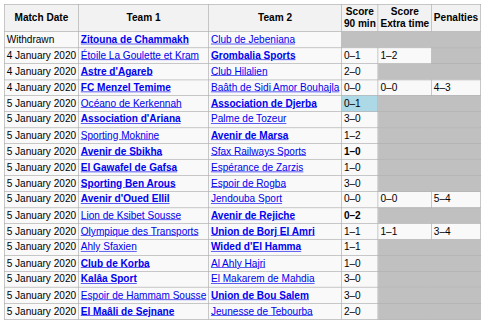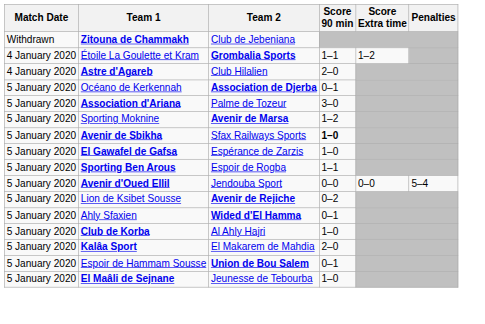(352, 55) 0–1 -> (330, 55) 1–1
- row: (126, 87)
(352, 103) lightblue background -> (330, 87) no background
(352, 183) 3–0 -> (330, 167) 1–1
(352, 215) bold -> (330, 199) normal
- row: (140, 231)
(352, 247) 1–1 -> (330, 215) 0–1
(352, 279) 3–0 -> (330, 247) 2–0
(352, 295) 3–0 -> (330, 263) 0–1
(352, 311) 2–0 -> (330, 279) 1–0
